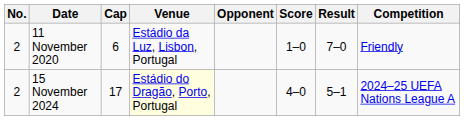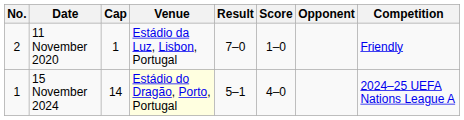columns swapped: (245, 14) <-> (337, 14)
(116, 46) 6 -> (116, 46) 1
(17, 92) 2 -> (17, 92) 1
(116, 92) 17 -> (116, 92) 14
